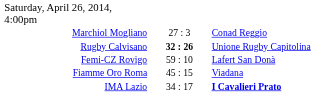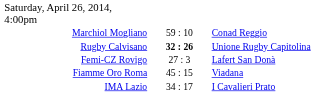(179, 33) 27 : 3 -> (179, 33) 59 : 10
(179, 60) 59 : 10 -> (179, 60) 27 : 3
(246, 86) bold -> (243, 86) normal
